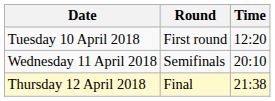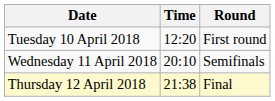columns swapped: (250, 15) <-> (195, 15)
